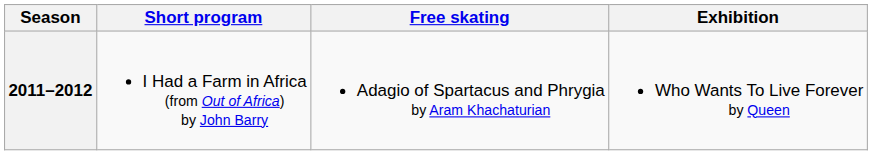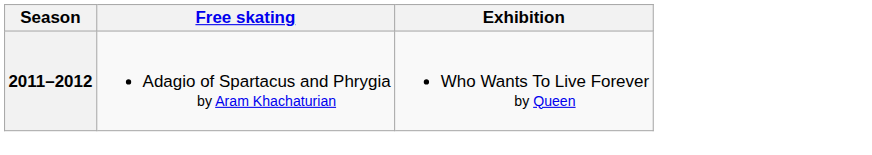- column: (203, 17)
